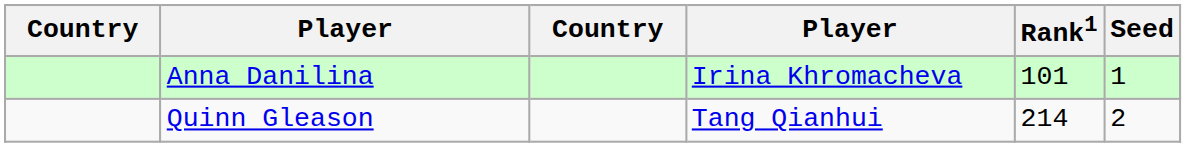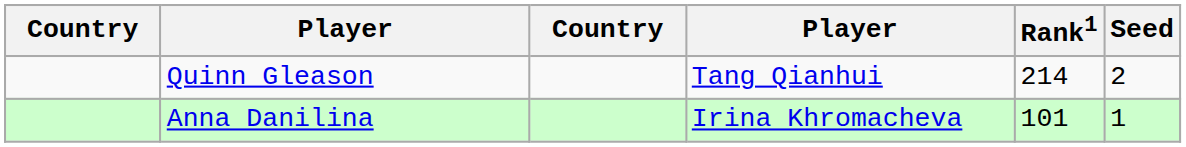rows swapped: (270, 77) <-> (270, 120)
